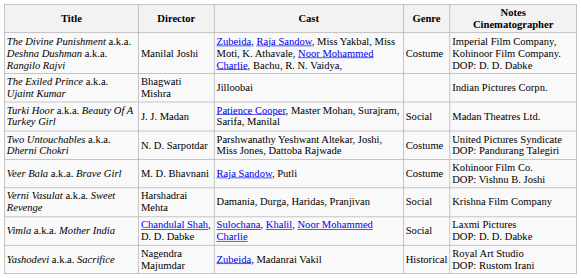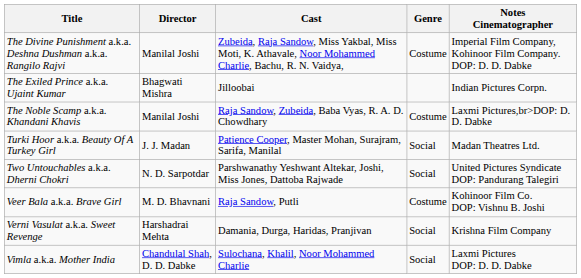+ row: (57, 116)
(425, 145) Costume -> (422, 173) Social
- row: (61, 259)
